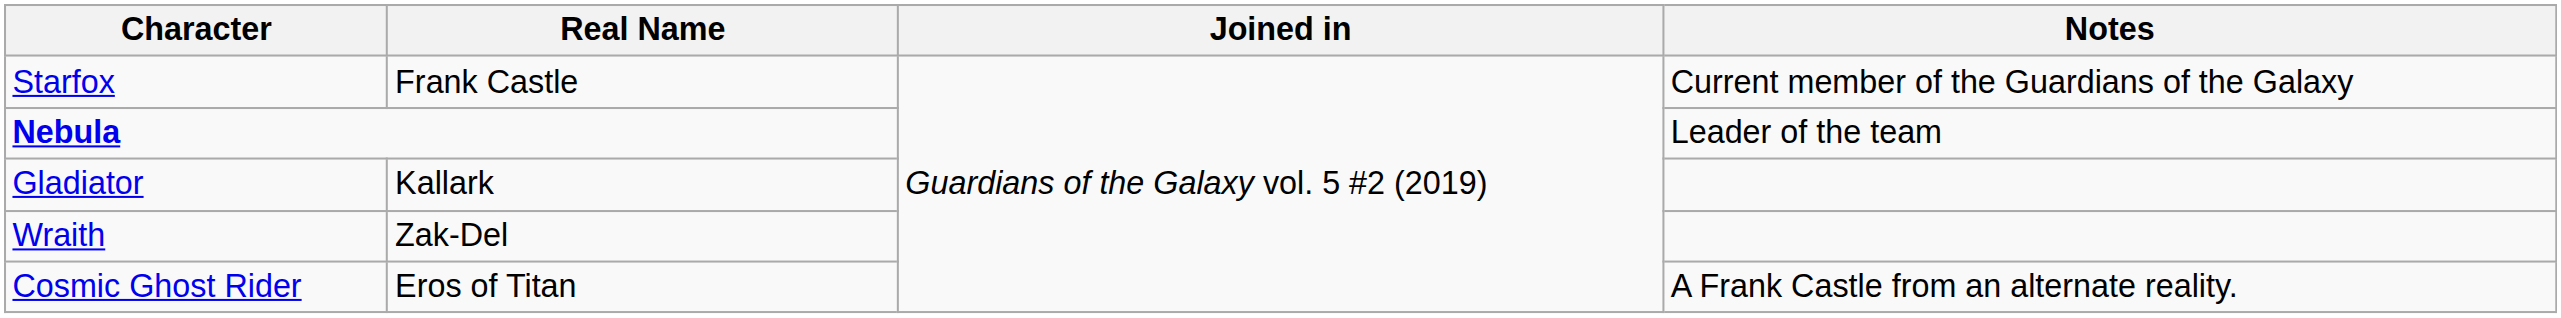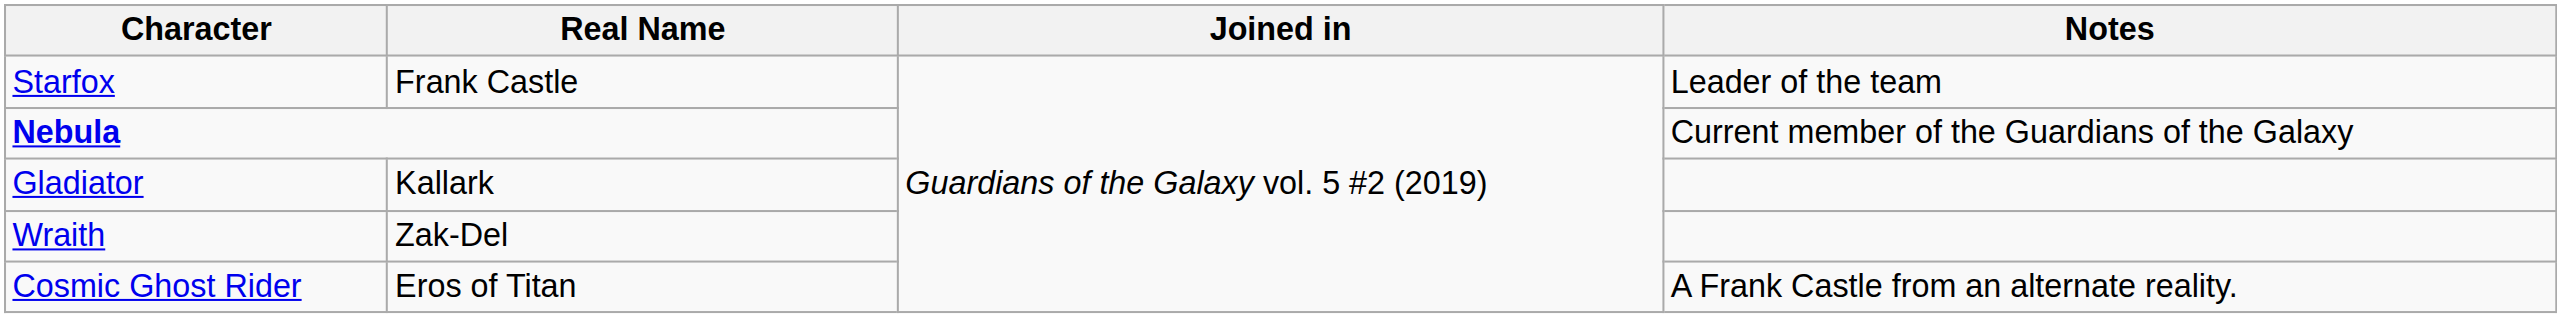(2012, 81) Current member of the Guardians of the Galaxy -> (1806, 81) Leader of the team
(1806, 132) Leader of the team -> (2012, 132) Current member of the Guardians of the Galaxy
